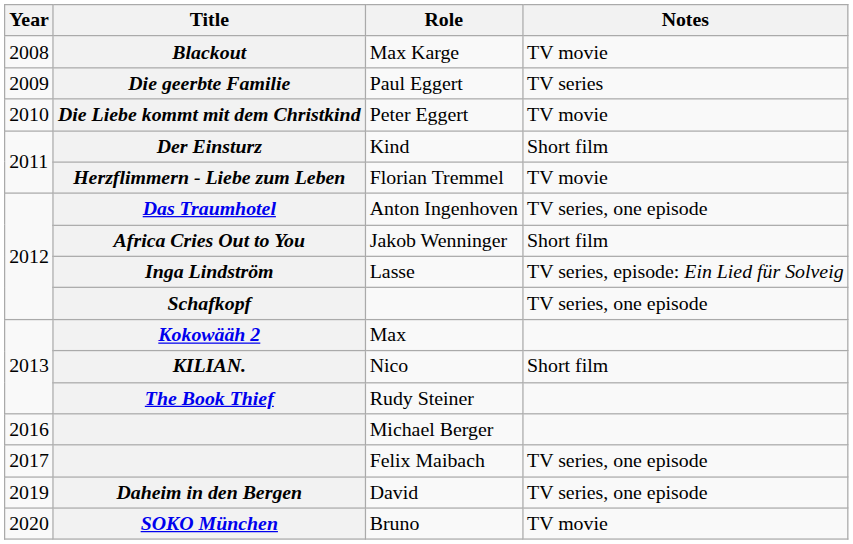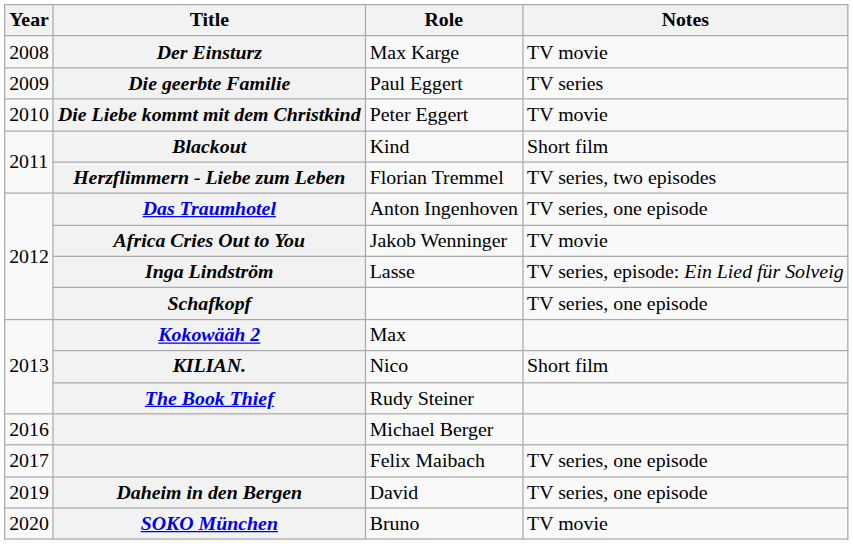(209, 51) Blackout -> (209, 51) Der Einsturz
(209, 146) Der Einsturz -> (209, 146) Blackout
(567, 177) TV movie -> (622, 177) TV series, two episodes
(568, 240) Short film -> (567, 240) TV movie
